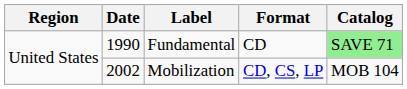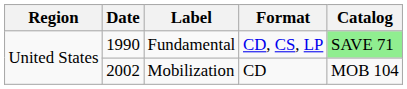(255, 44) CD -> (283, 44) CD, CS, LP
(283, 71) CD, CS, LP -> (255, 71) CD
